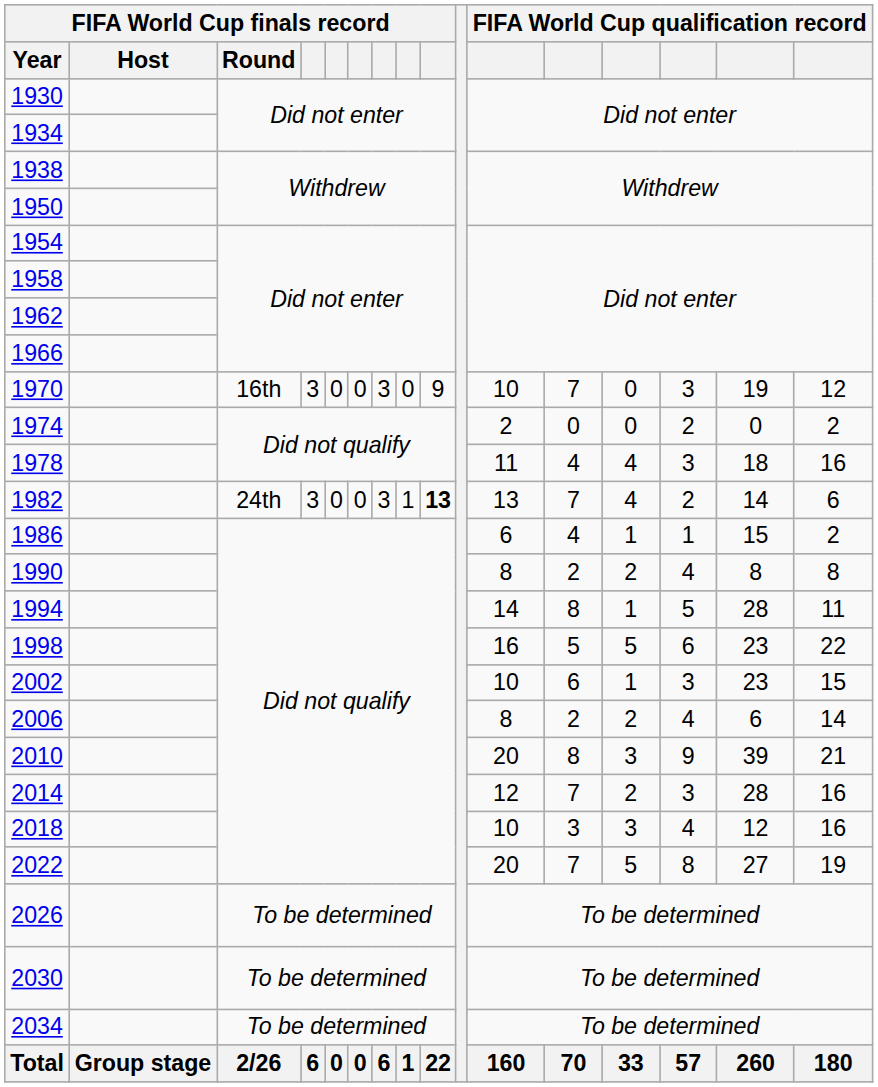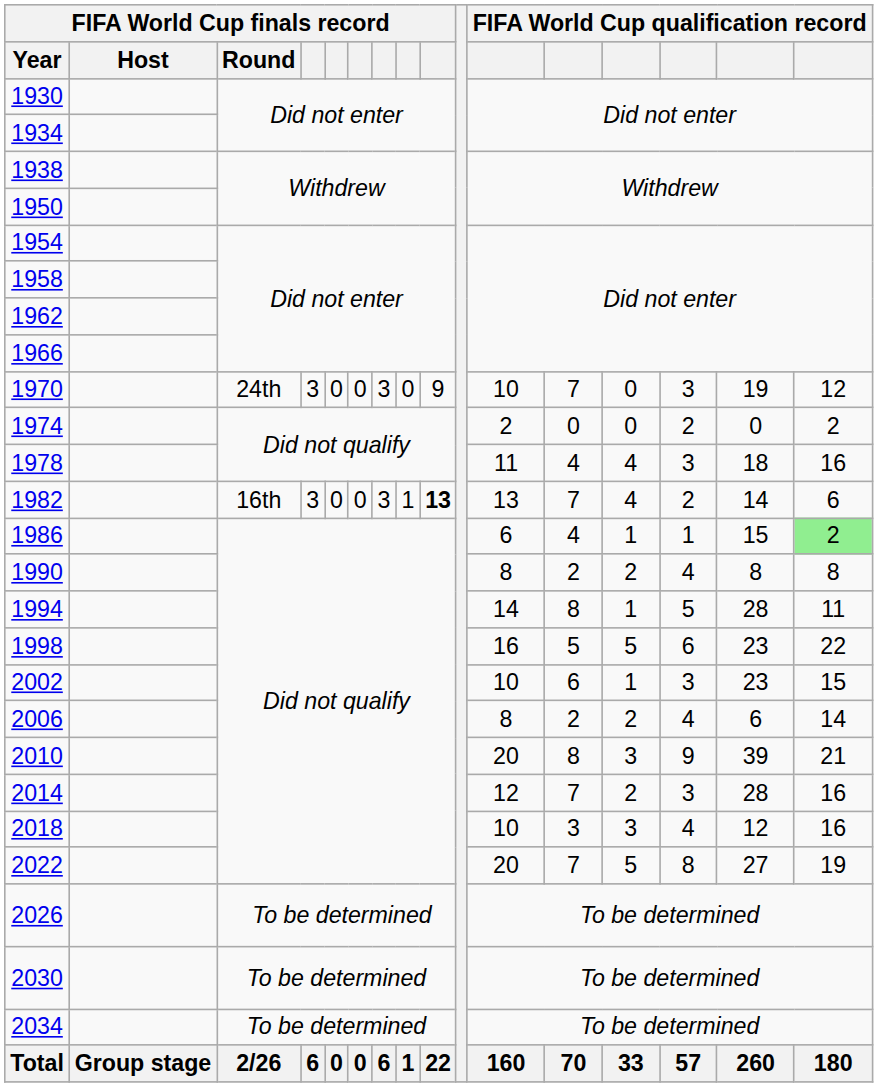(259, 390) 16th -> (259, 390) 24th
(259, 500) 24th -> (259, 500) 16th
(833, 536) no background -> (833, 536) lightgreen background
